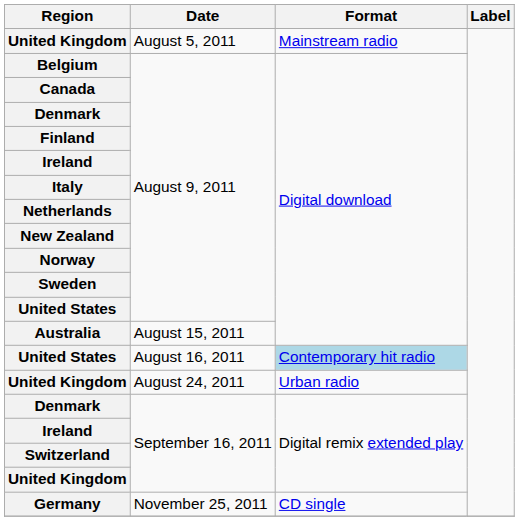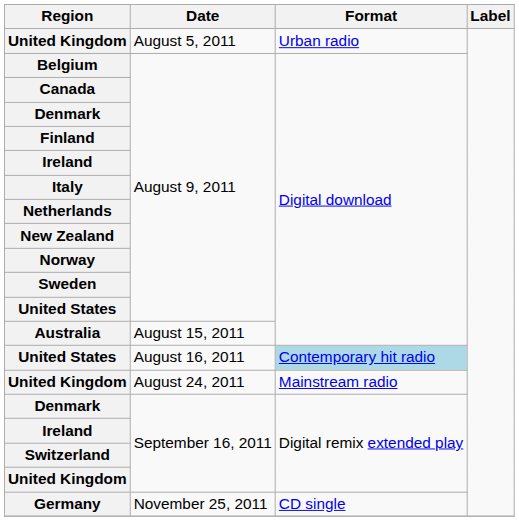(338, 41) Mainstream radio -> (319, 41) Urban radio
(319, 382) Urban radio -> (338, 382) Mainstream radio
